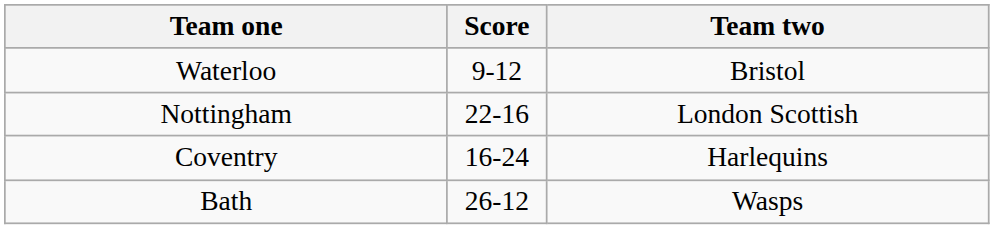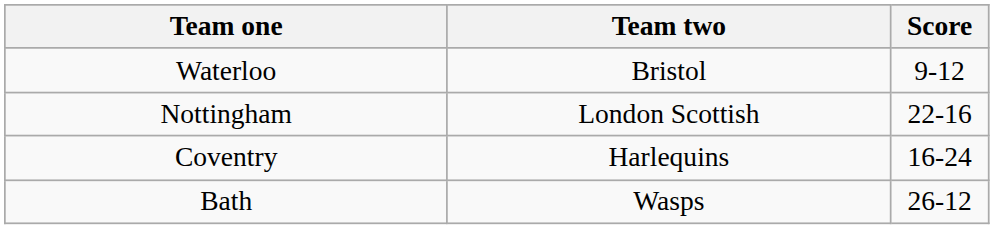columns swapped: (768, 26) <-> (497, 26)
